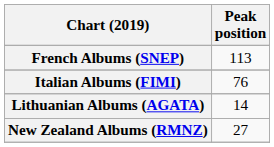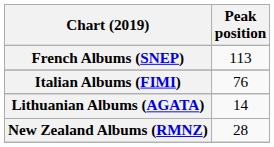(240, 130) 27 -> (240, 130) 28
